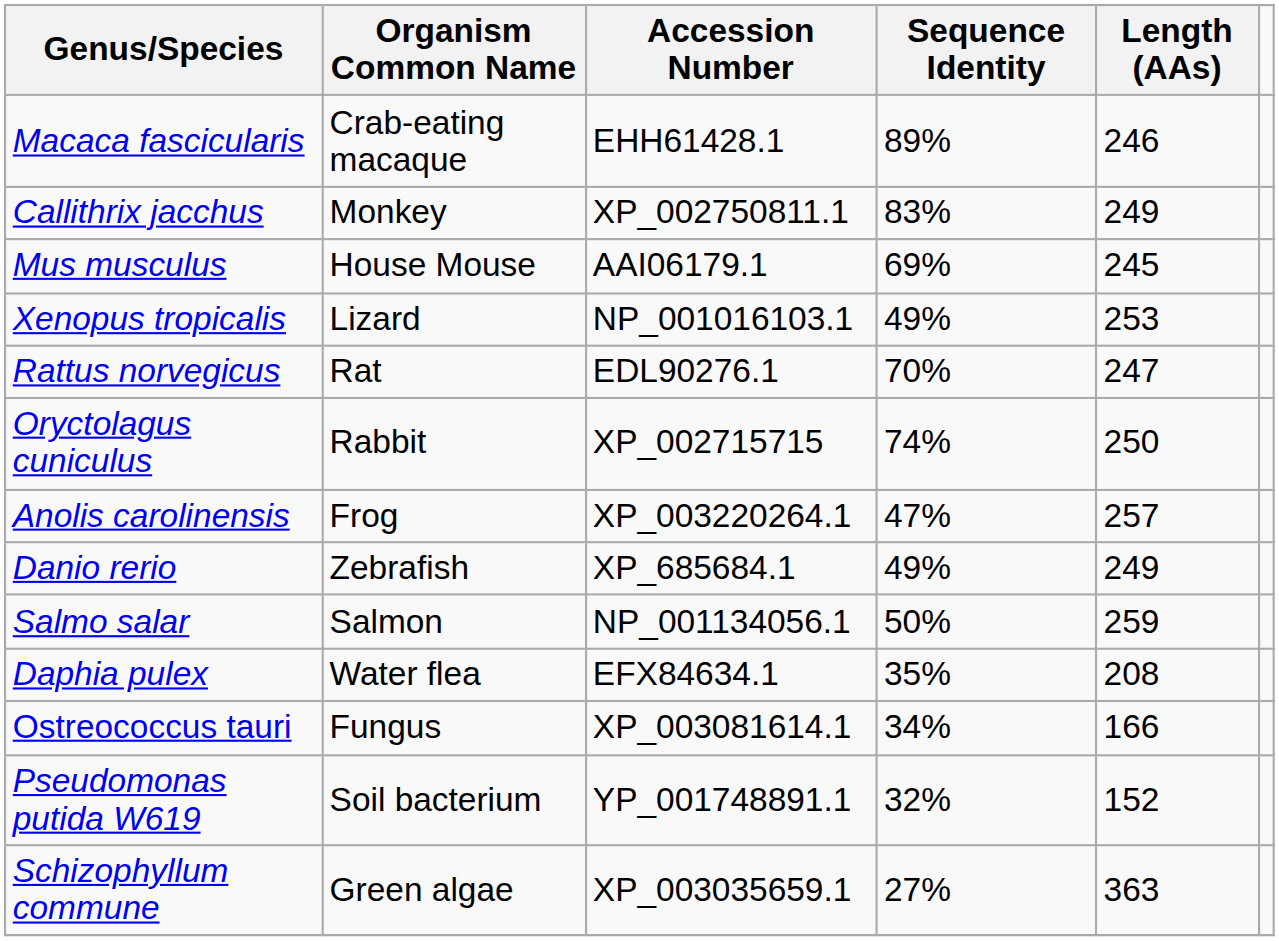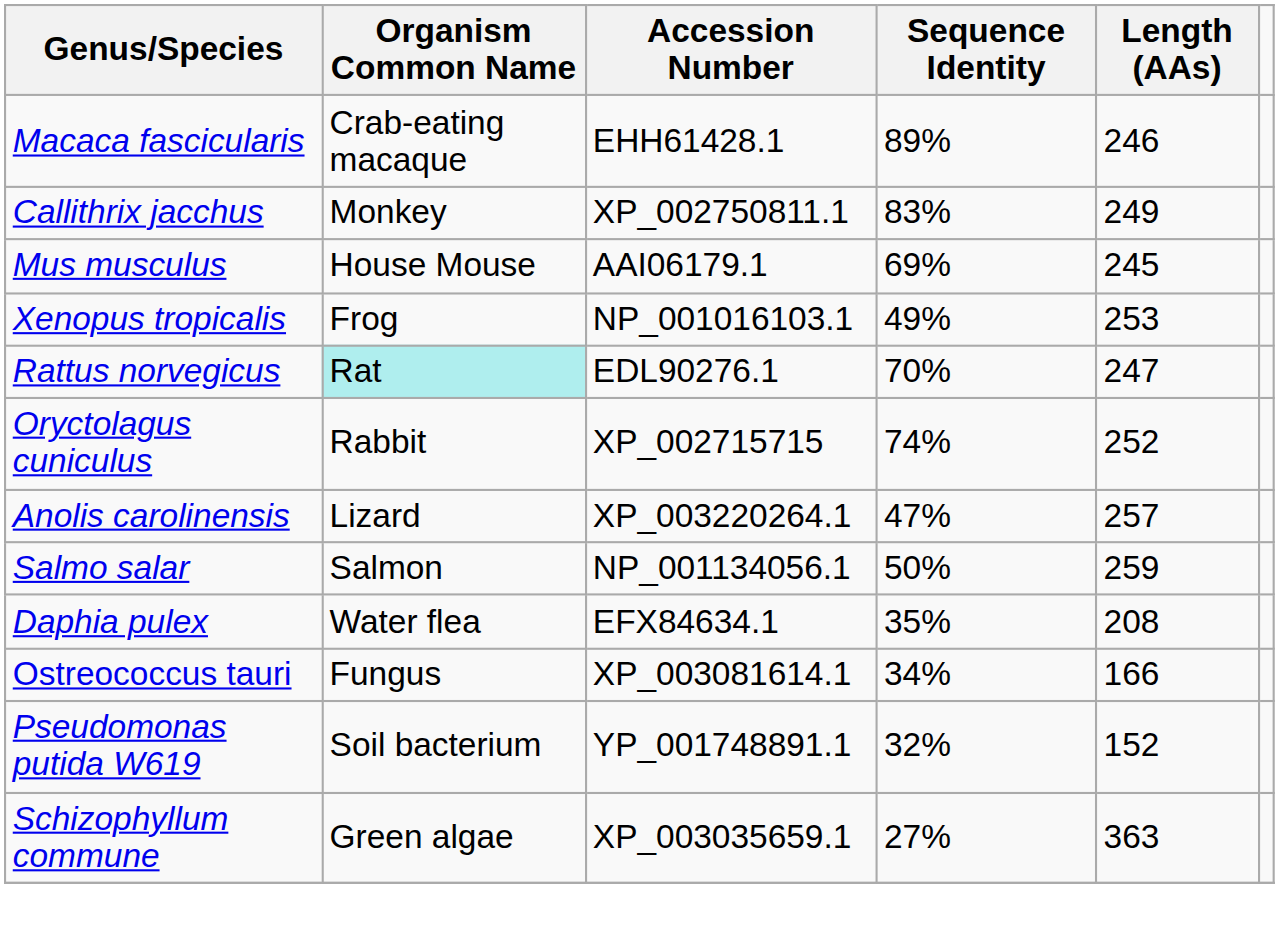(375, 318) Lizard -> (364, 318) Frog
(356, 371) no background -> (356, 371) paleturquoise background
(1131, 443) 250 -> (1131, 443) 252
(364, 515) Frog -> (375, 515) Lizard
- row: (95, 568)
